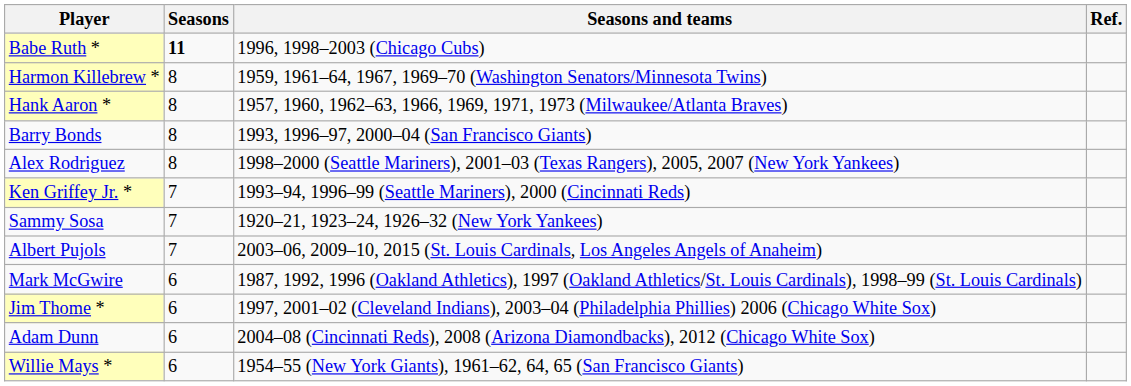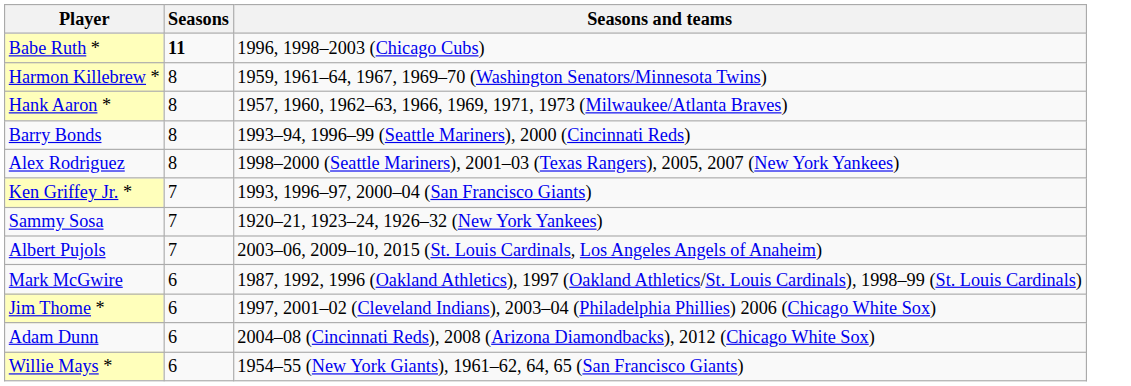- column: (1106, 18)
(414, 134) 1993, 1996–97, 2000–04 (San Francisco Giants) -> (464, 134) 1993–94, 1996–99 (Seattle Mariners), 2000 (Cincinnati Reds)
(464, 192) 1993–94, 1996–99 (Seattle Mariners), 2000 (Cincinnati Reds) -> (414, 192) 1993, 1996–97, 2000–04 (San Francisco Giants)
